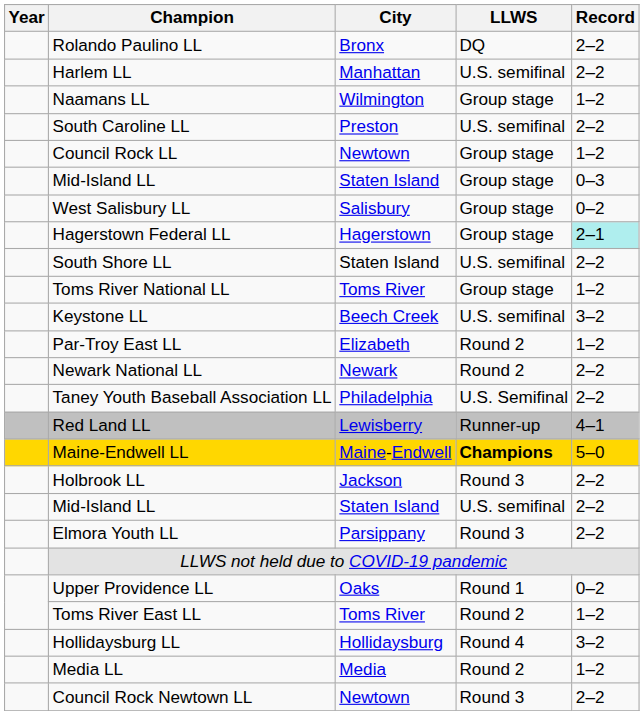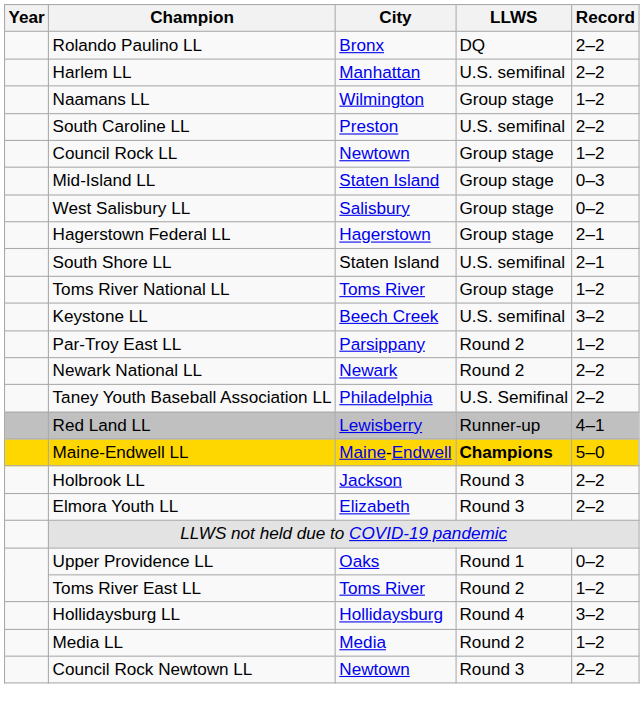(590, 235) paleturquoise background -> (590, 235) no background
(590, 262) 2–2 -> (590, 262) 2–1
(375, 343) Elizabeth -> (382, 343) Parsippany
- row: (104, 506)
(382, 533) Parsippany -> (375, 506) Elizabeth
